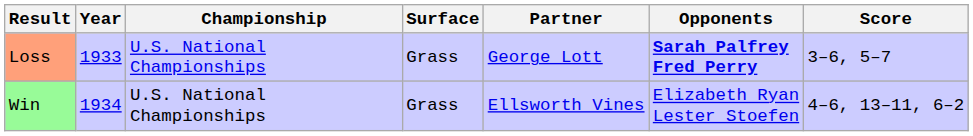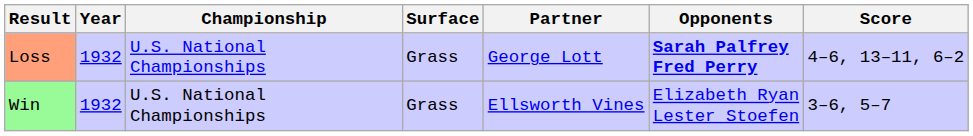(101, 57) 1933 -> (101, 57) 1932
(849, 57) 3–6, 5–7 -> (886, 57) 4–6, 13–11, 6–2
(101, 106) 1934 -> (101, 106) 1932
(886, 106) 4–6, 13–11, 6–2 -> (849, 106) 3–6, 5–7
